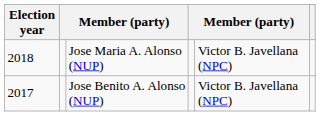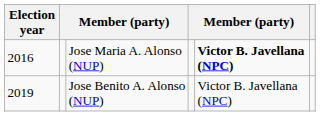(21, 57) 2018 -> (21, 57) 2016
(248, 57) normal -> (251, 57) bold
(21, 93) 2017 -> (21, 93) 2019
